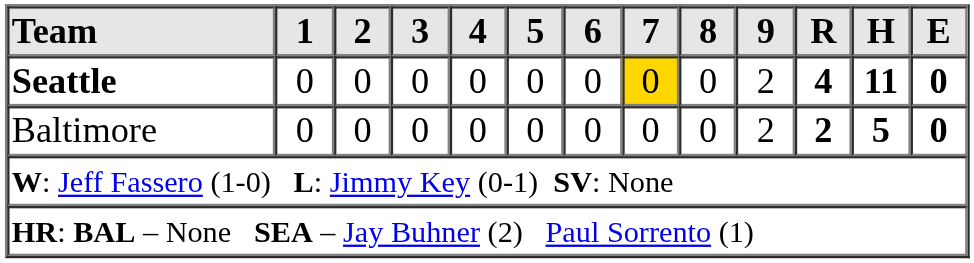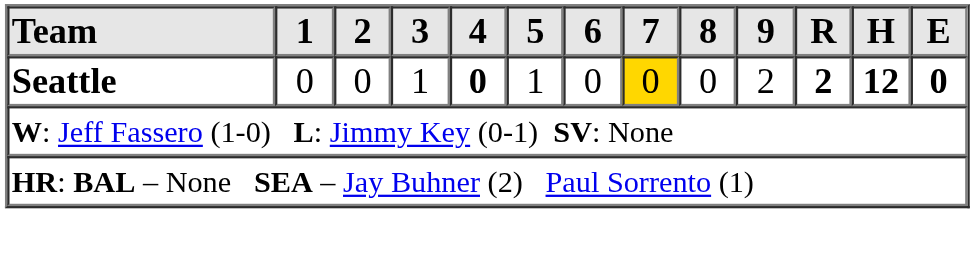(420, 80) 0 -> (420, 80) 1
(478, 80) normal -> (478, 80) bold
(535, 80) 0 -> (535, 80) 1
(823, 80) 4 -> (823, 80) 2
(881, 80) 11 -> (881, 80) 12
- row: (84, 130)
